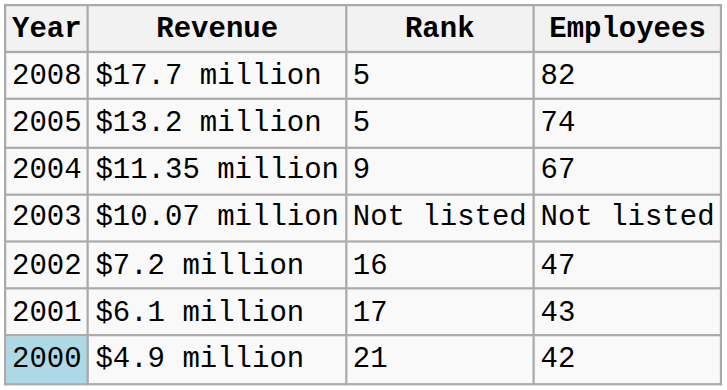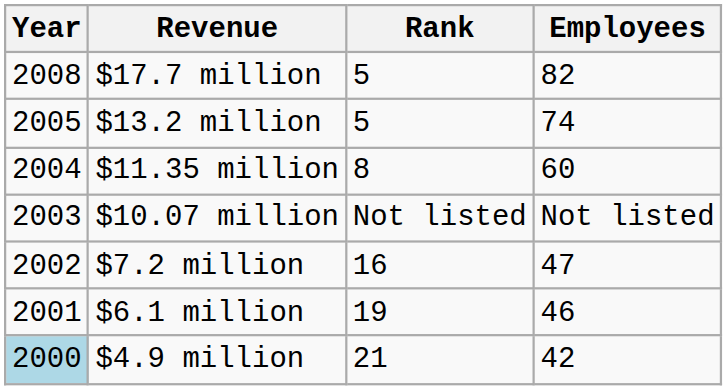(361, 170) 9 -> (361, 170) 8
(558, 170) 67 -> (558, 170) 60
(370, 312) 17 -> (370, 312) 19
(558, 312) 43 -> (558, 312) 46
